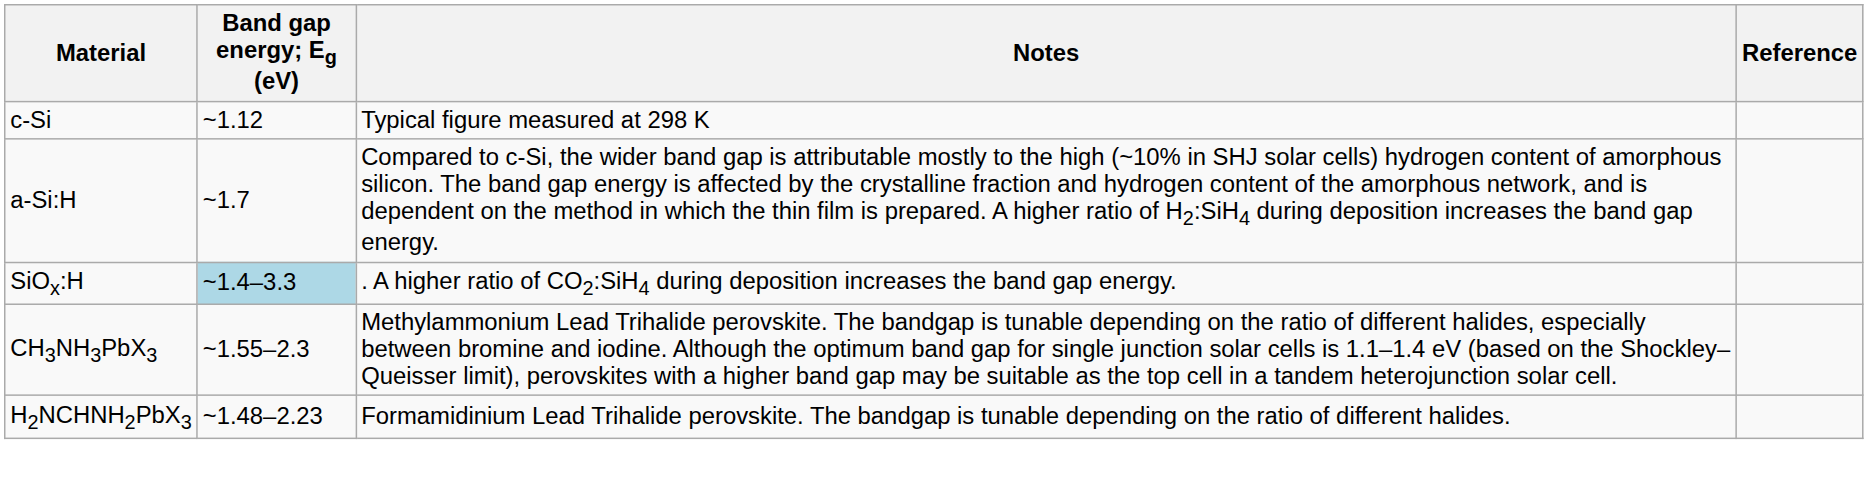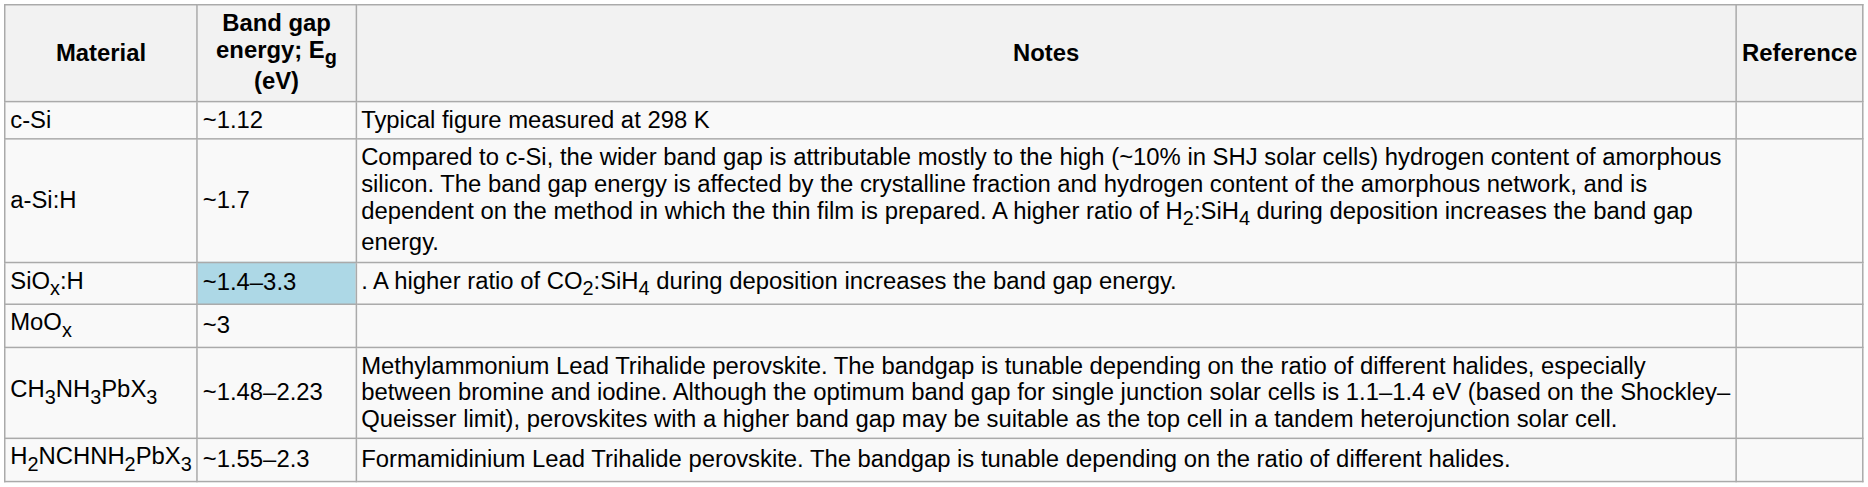+ row: (41, 326)
(256, 349) ~1.55–2.3 -> (263, 392) ~1.48–2.23
(263, 416) ~1.48–2.23 -> (256, 459) ~1.55–2.3
